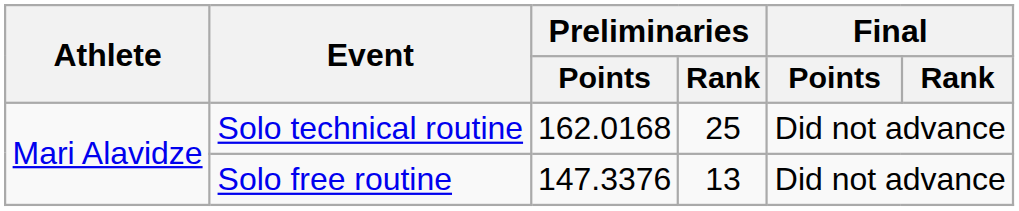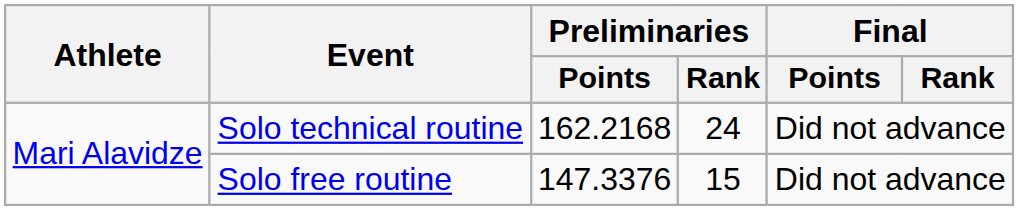(605, 129) 162.0168 -> (605, 129) 162.2168
(723, 129) 25 -> (723, 129) 24
(723, 179) 13 -> (723, 179) 15
